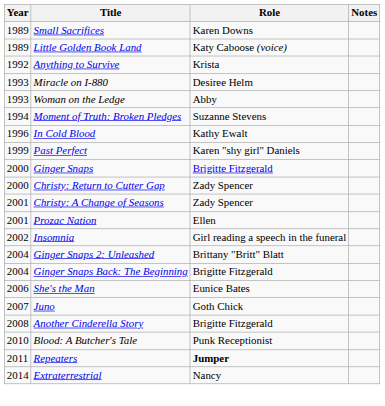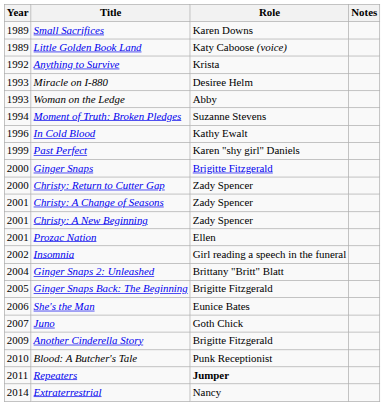+ row: (91, 220)
(18, 271) 2004 -> (18, 289) 2005
(18, 323) 2008 -> (18, 340) 2009
